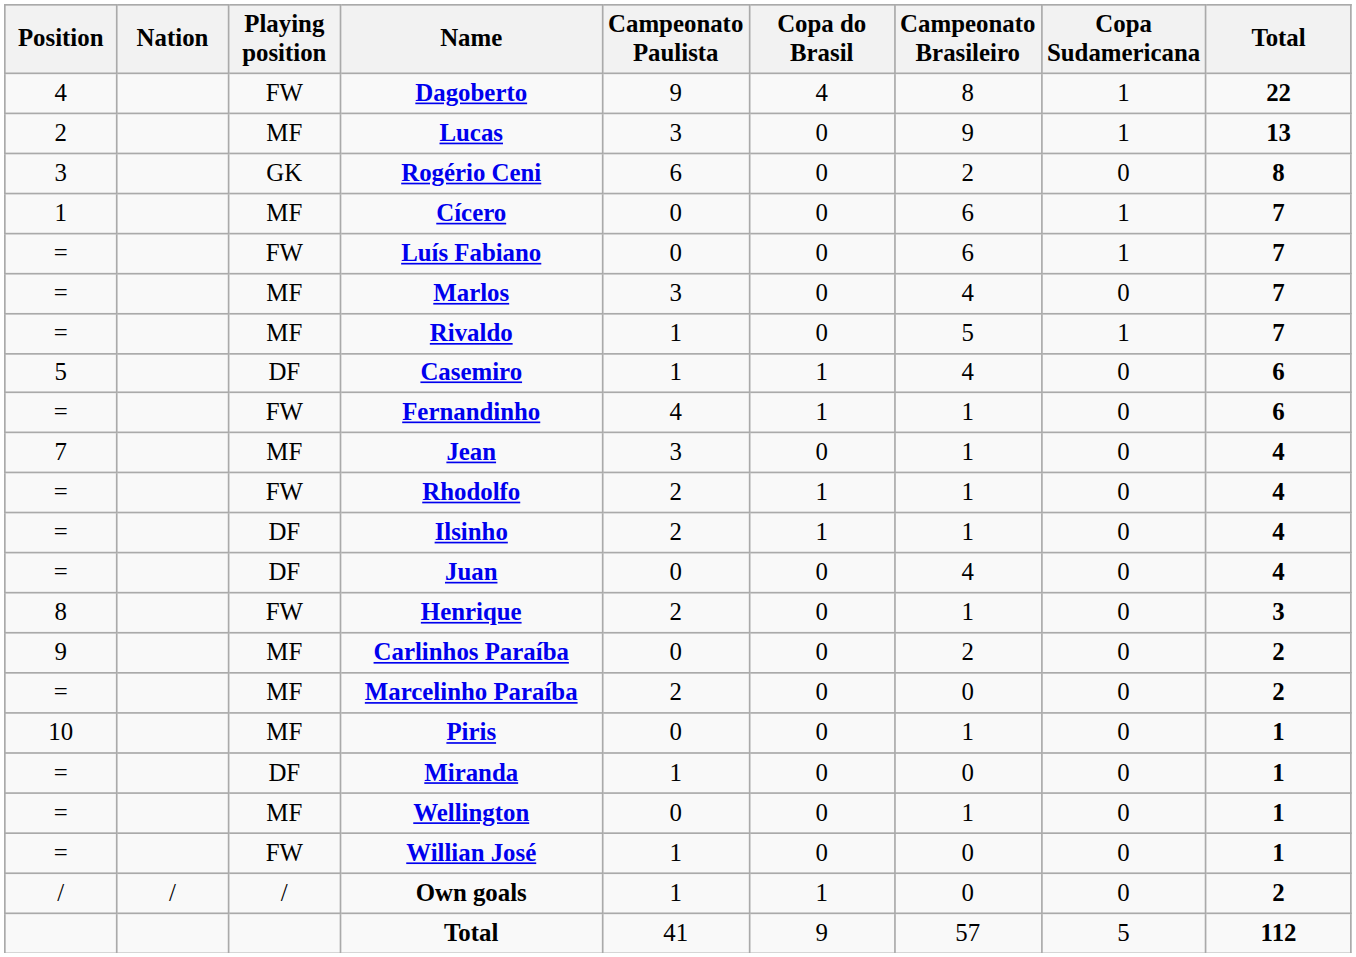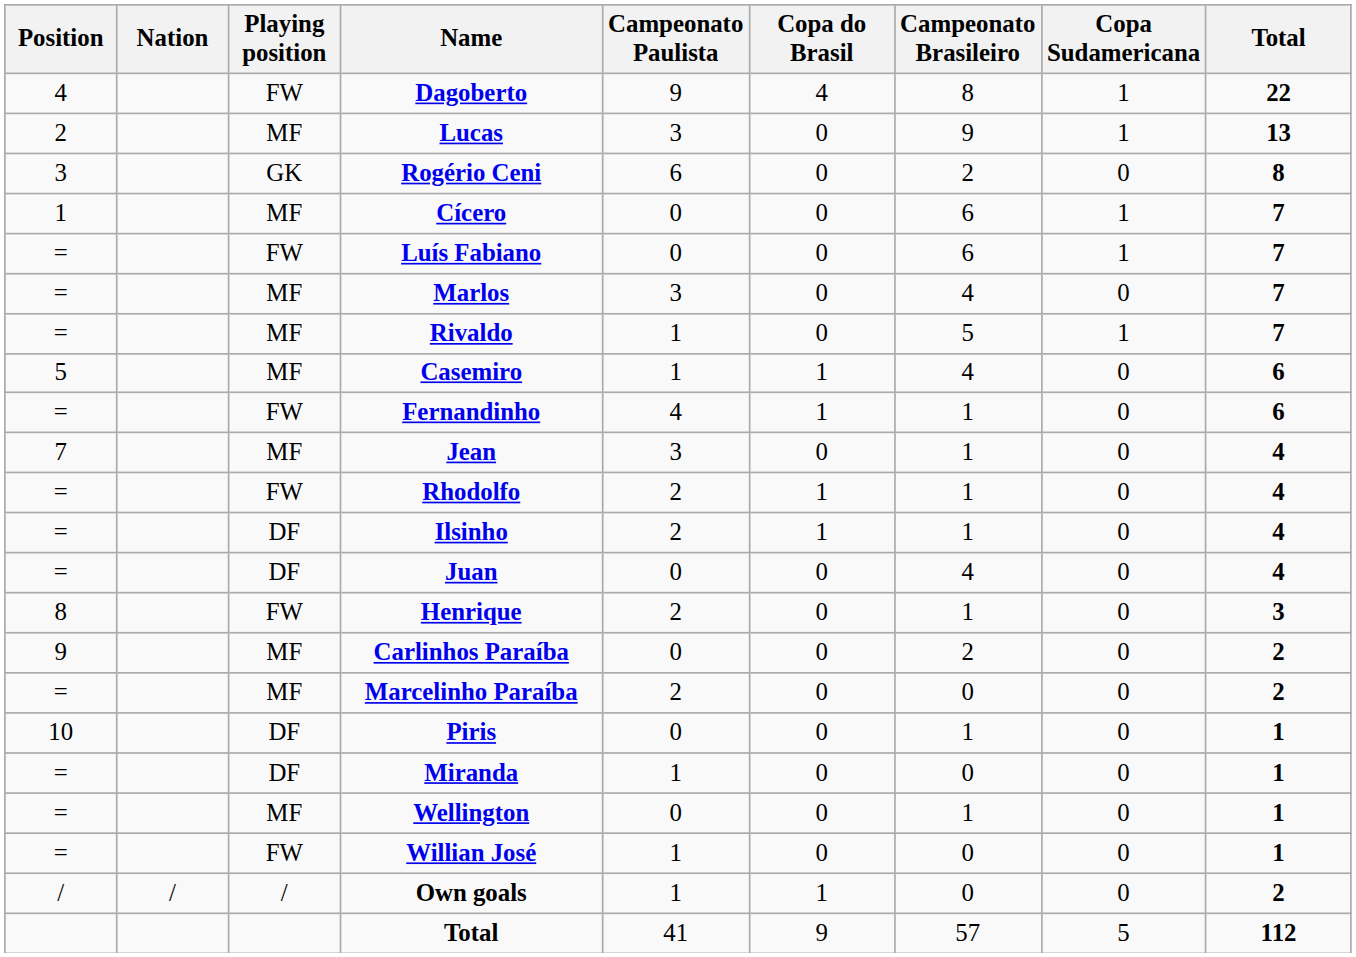(284, 372) DF -> (284, 372) MF
(284, 732) MF -> (284, 732) DF
